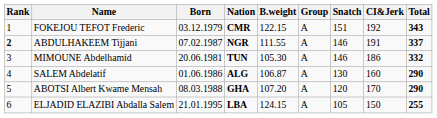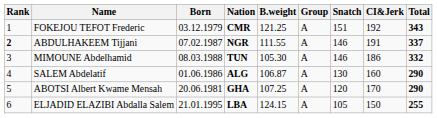(273, 27) 122.15 -> (273, 27) 121.25
(200, 58) 20.06.1981 -> (200, 58) 08.03.1988
(200, 89) 08.03.1988 -> (200, 89) 20.06.1981
(273, 89) 107.20 -> (273, 89) 107.25
